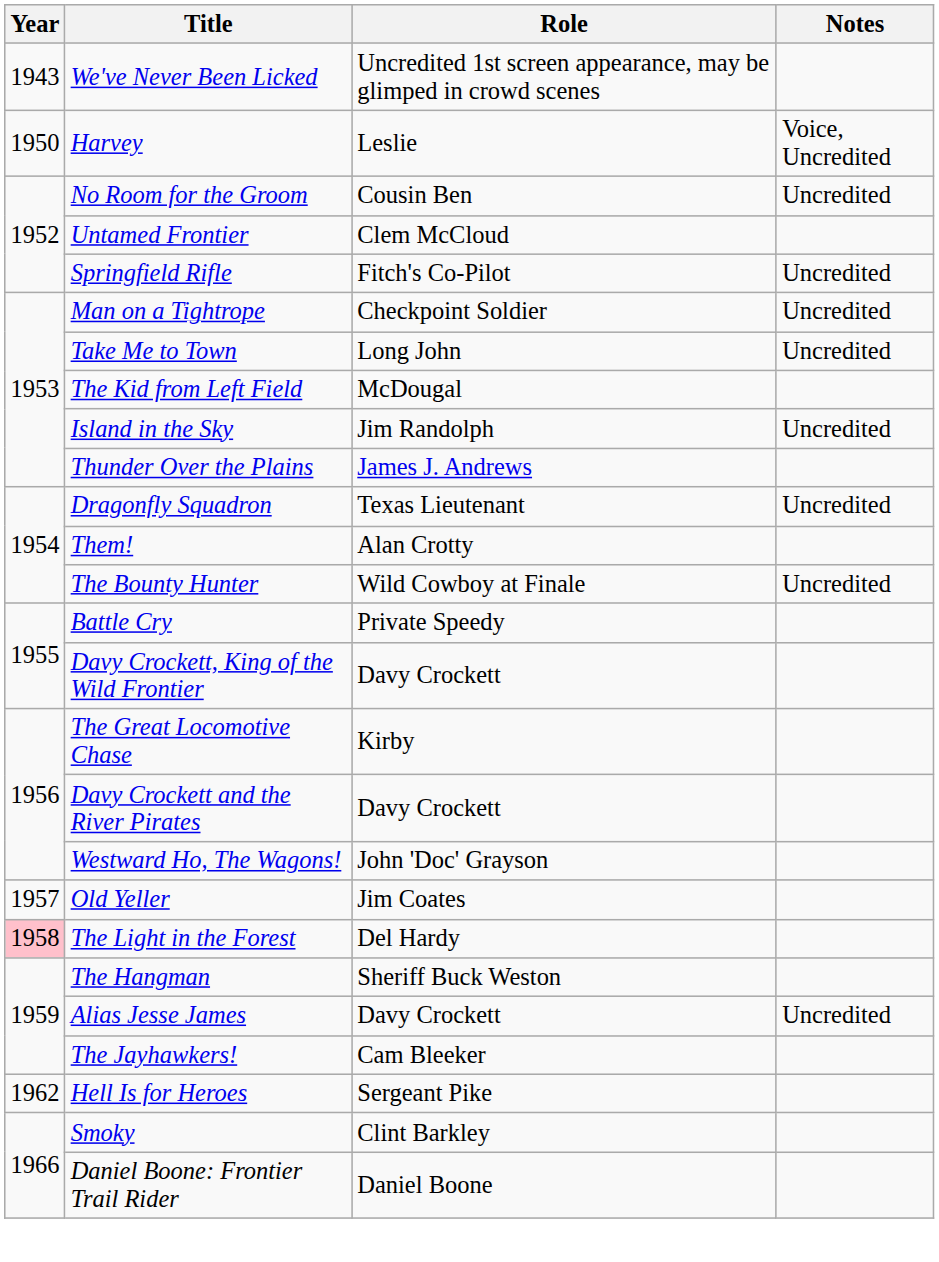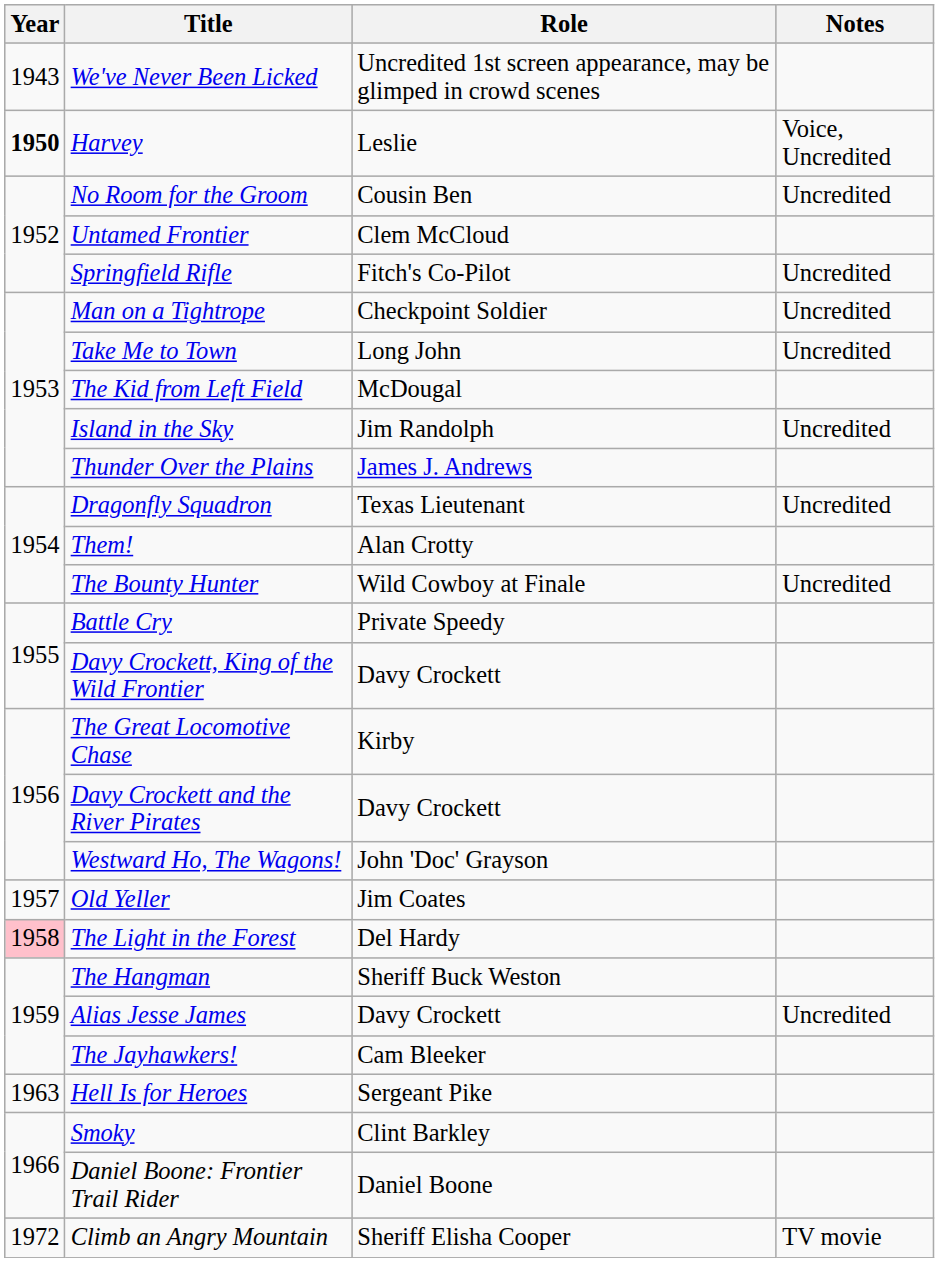(35, 142) normal -> (35, 142) bold
(35, 1093) 1962 -> (35, 1093) 1963
+ row: (199, 1237)
